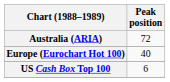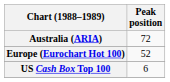(146, 54) 40 -> (146, 54) 52
